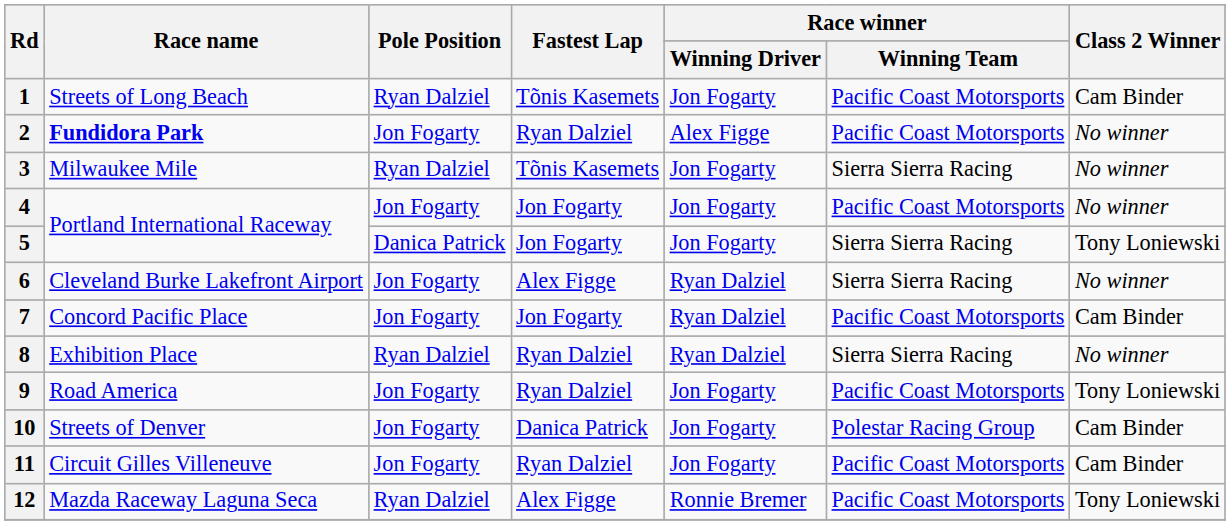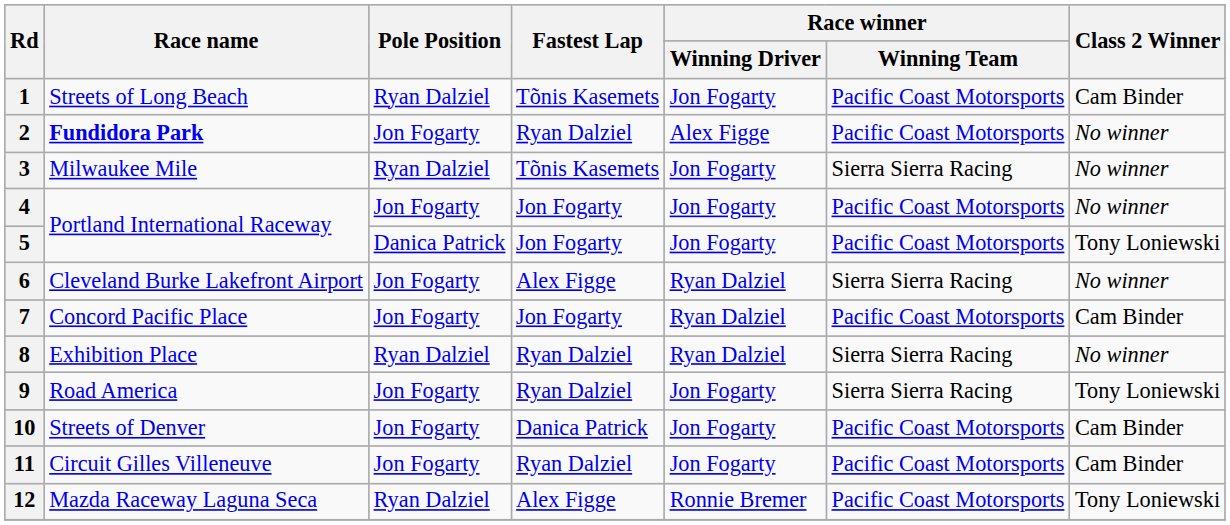(922, 243) Sierra Sierra Racing -> (948, 243) Pacific Coast Motorsports
(948, 390) Pacific Coast Motorsports -> (922, 390) Sierra Sierra Racing
(933, 427) Polestar Racing Group -> (948, 427) Pacific Coast Motorsports
